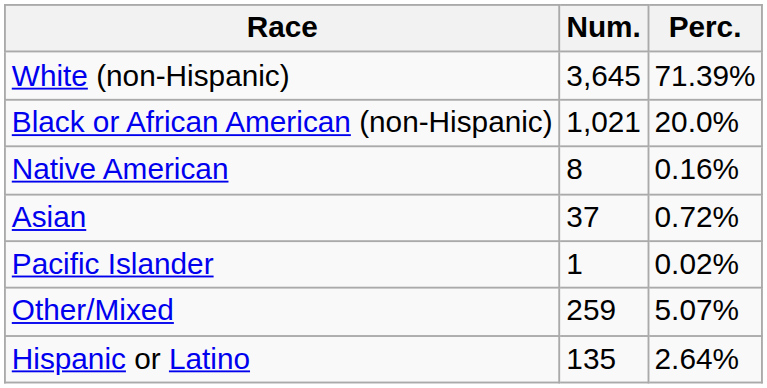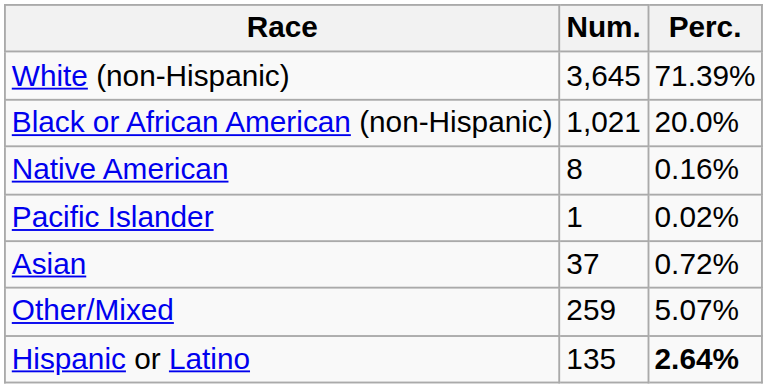rows swapped: (49, 216) <-> (113, 264)
(697, 358) normal -> (697, 358) bold
